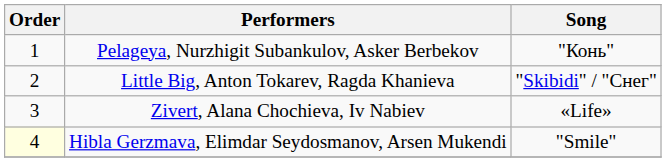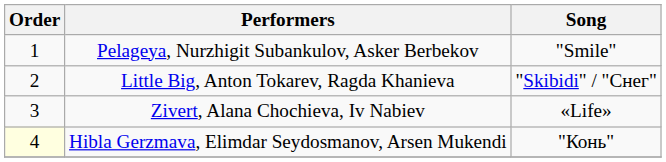(586, 50) "Конь" -> (586, 50) "Smile"
(586, 141) "Smile" -> (586, 141) "Конь"
